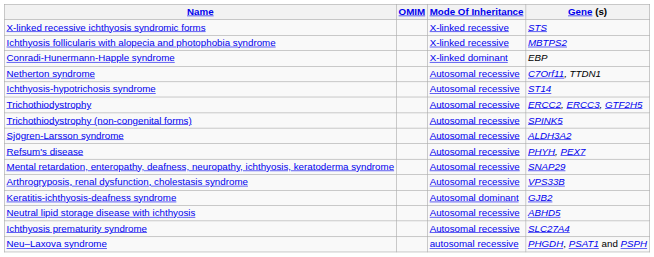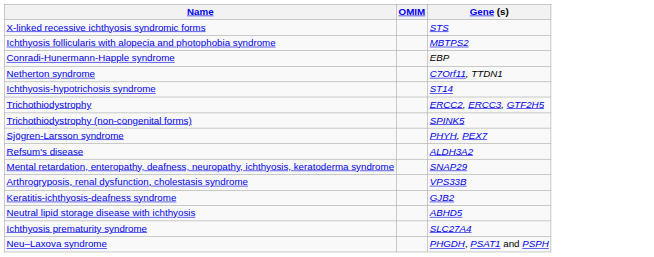- column: (477, 12)
(550, 136) ALDH3A2 -> (458, 136) PHYH, PEX7
(557, 151) PHYH, PEX7 -> (451, 151) ALDH3A2
